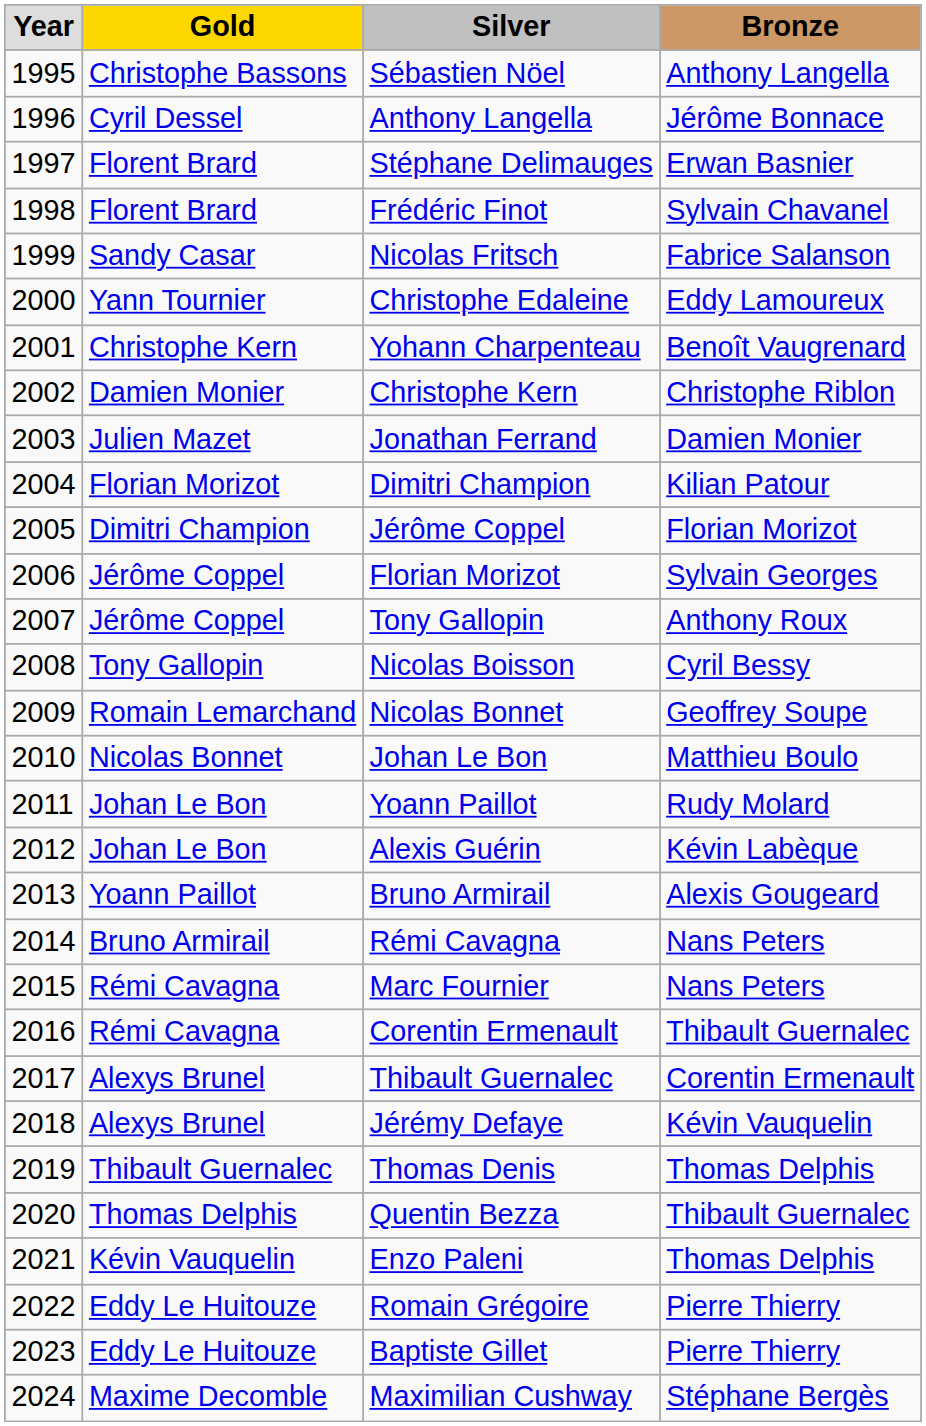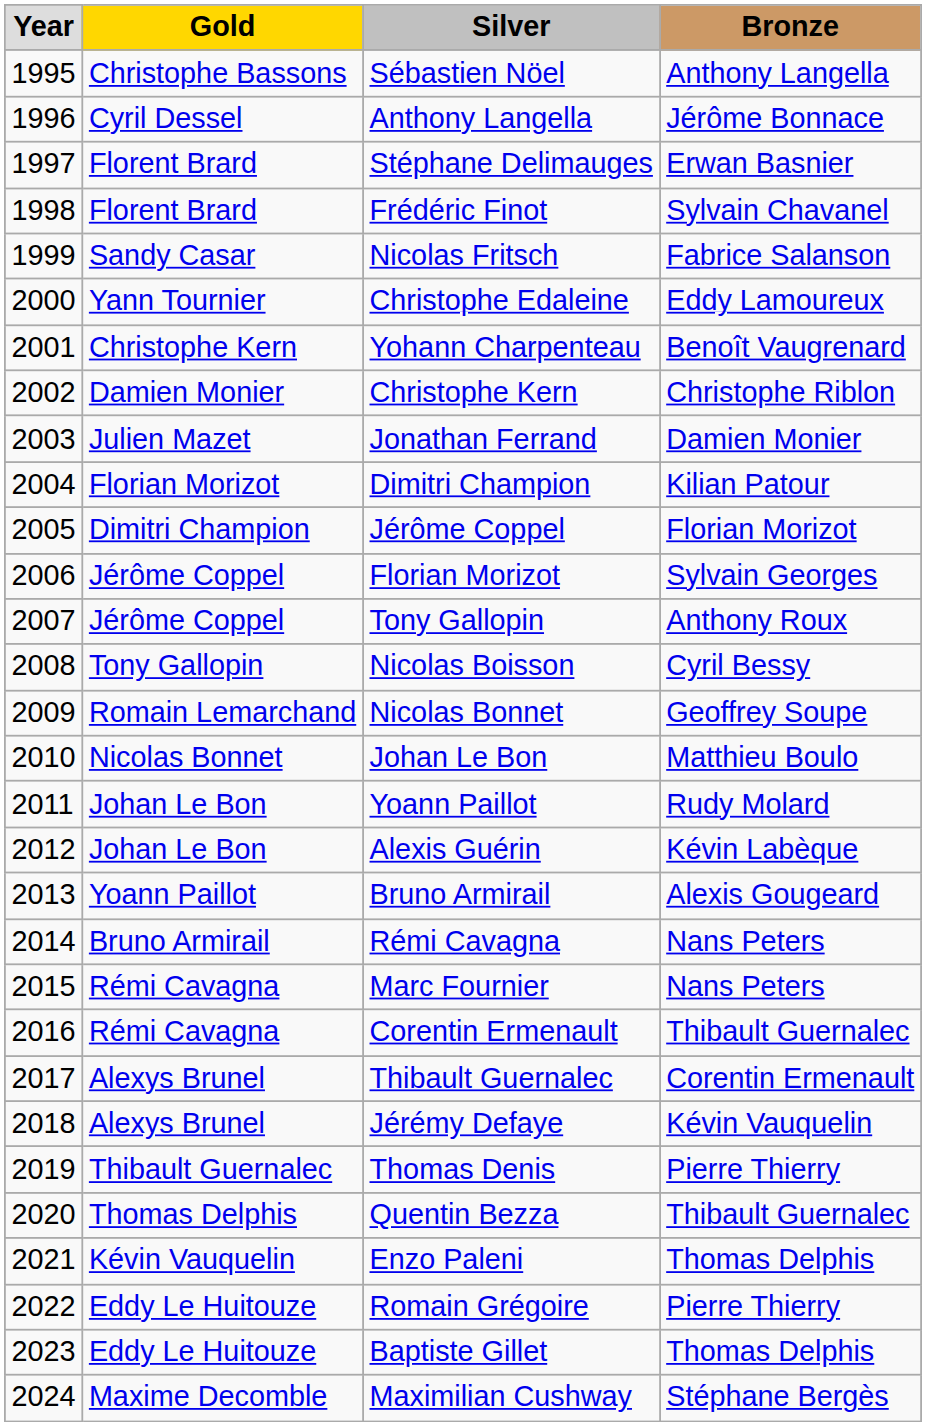(770, 1169) Thomas Delphis -> (753, 1169) Pierre Thierry
(753, 1351) Pierre Thierry -> (770, 1351) Thomas Delphis
